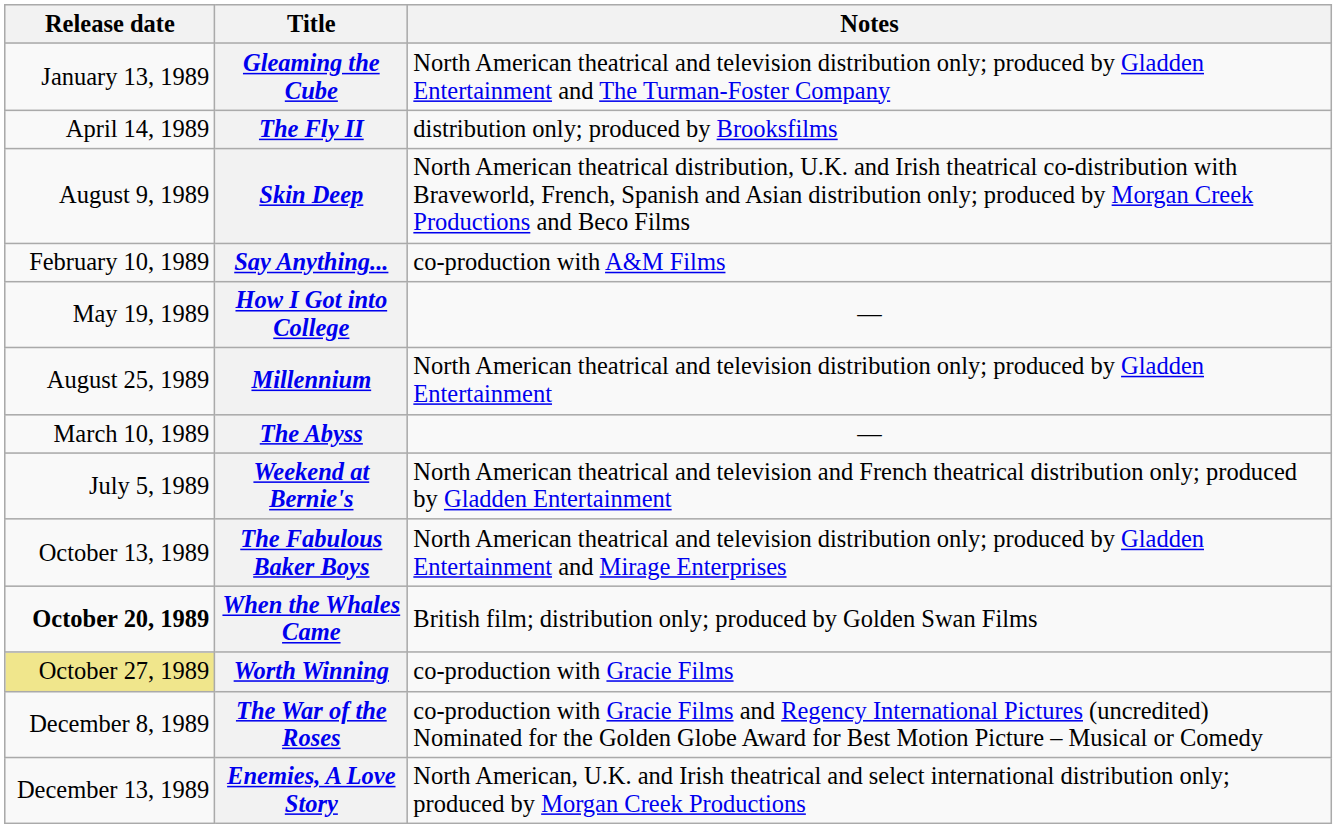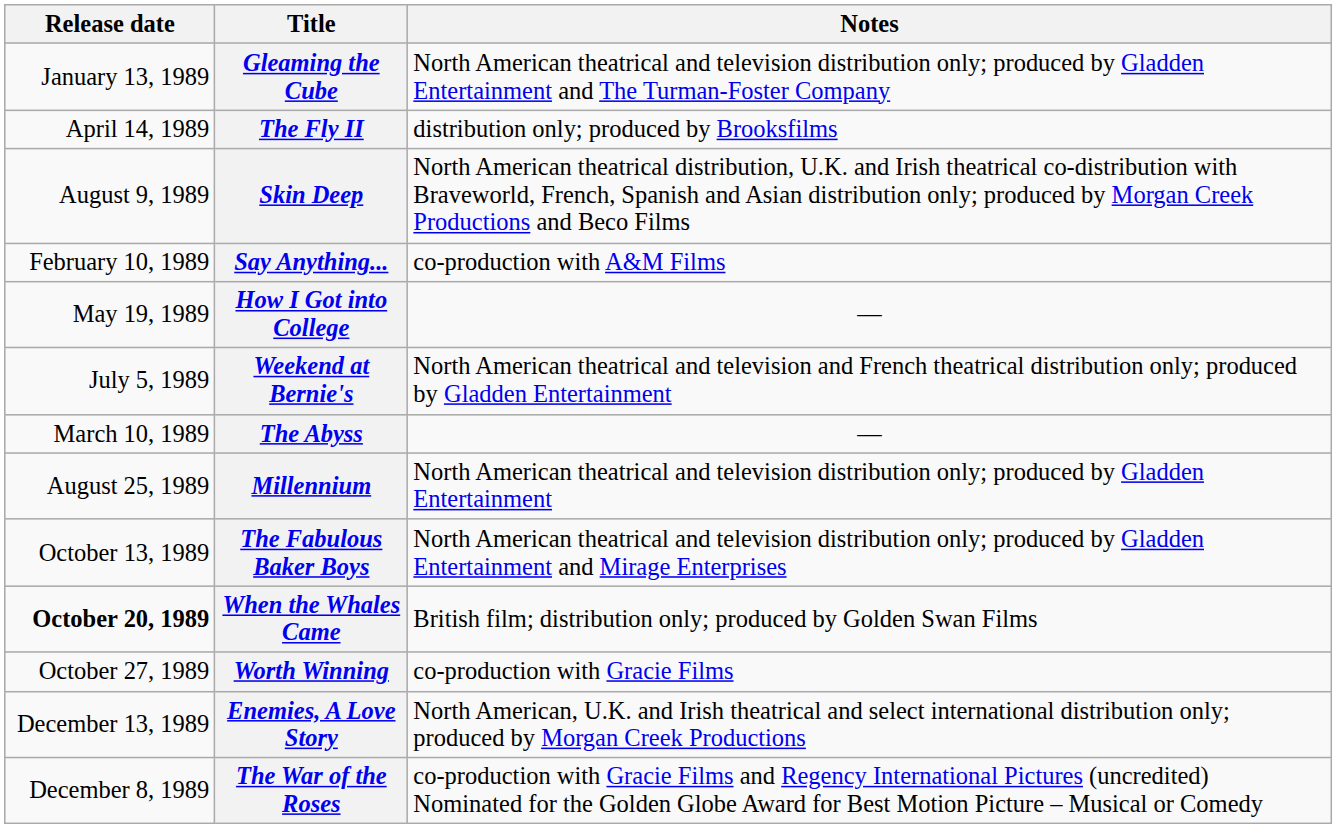rows swapped: (311, 485) <-> (311, 380)
(124, 671) khaki background -> (124, 671) no background
rows swapped: (311, 723) <-> (311, 790)
